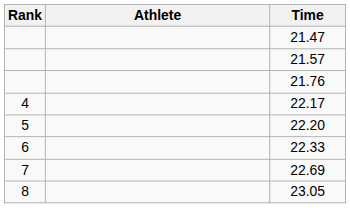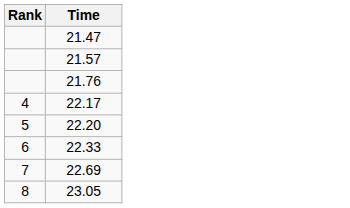- column: (158, 15)
